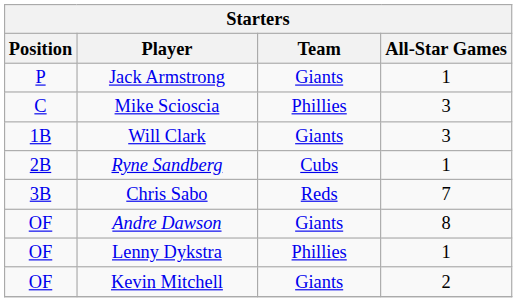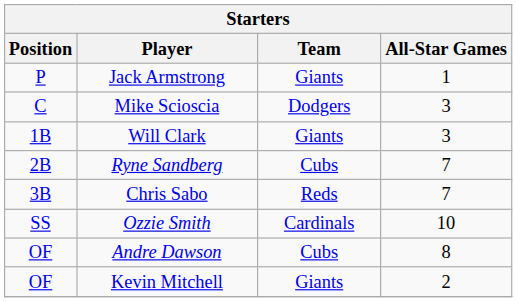(319, 106) Phillies -> (319, 106) Dodgers
(446, 164) 1 -> (446, 164) 7
+ row: (167, 223)
(319, 223) Giants -> (319, 252) Cubs
- row: (167, 252)
